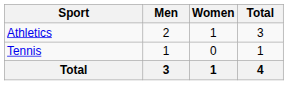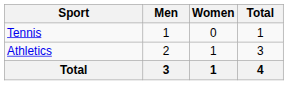rows swapped: (29, 32) <-> (24, 51)
